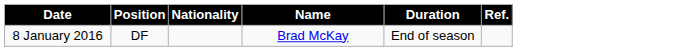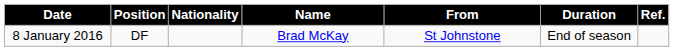+ column: (462, 15)
